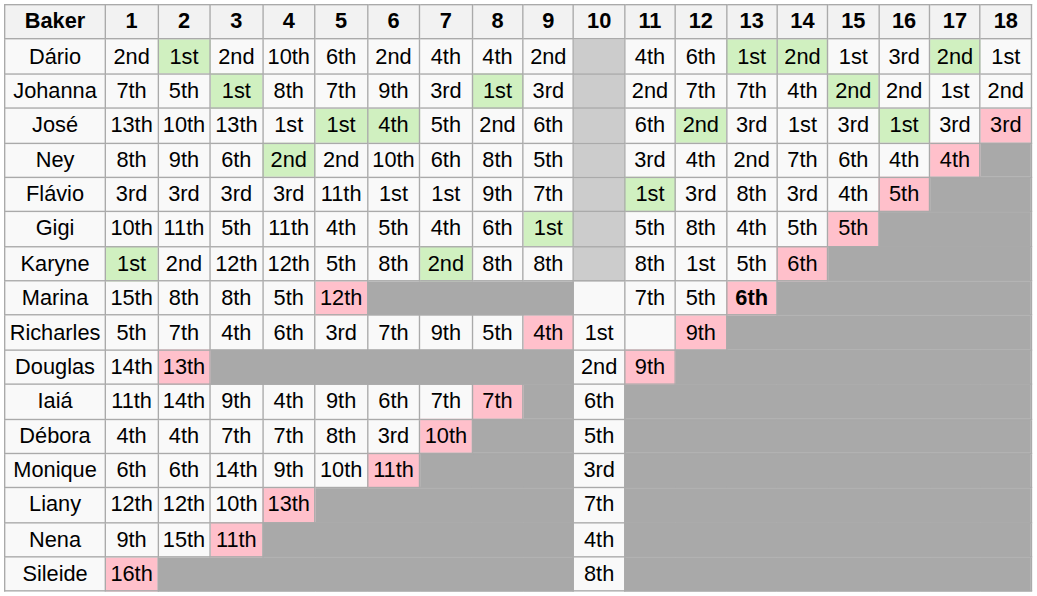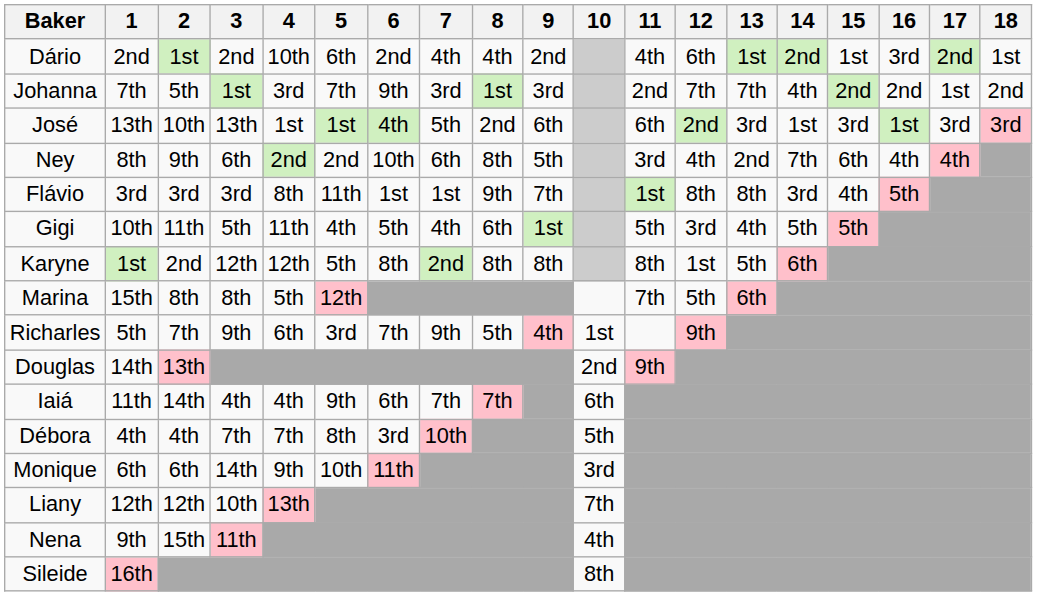(289, 90) 8th -> (289, 90) 3rd
(289, 194) 3rd -> (289, 194) 8th
(701, 194) 3rd -> (701, 194) 8th
(701, 228) 8th -> (701, 228) 3rd
(752, 297) bold -> (752, 297) normal
(236, 332) 4th -> (236, 332) 9th
(236, 401) 9th -> (236, 401) 4th
